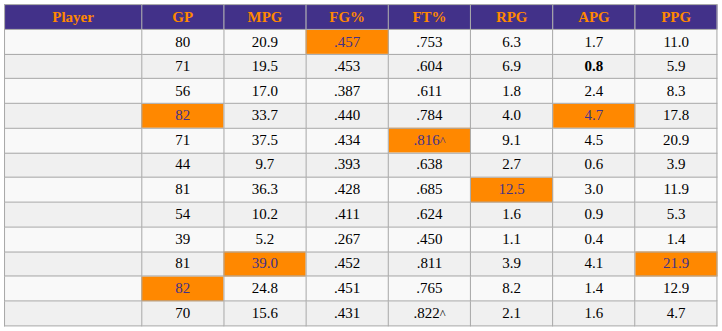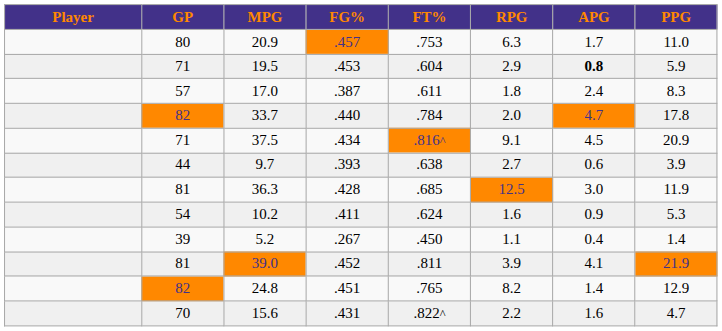(512, 66) 6.9 -> (512, 66) 2.9
(183, 91) 56 -> (183, 91) 57
(512, 116) 4.0 -> (512, 116) 2.0
(512, 313) 2.1 -> (512, 313) 2.2
